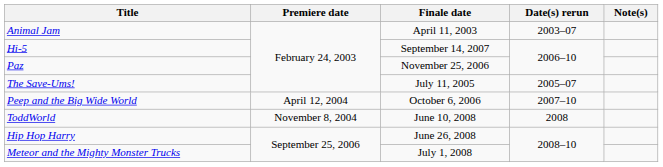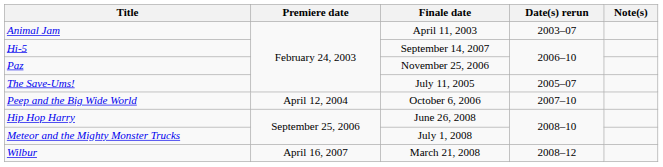- row: (31, 118)
+ row: (22, 153)
